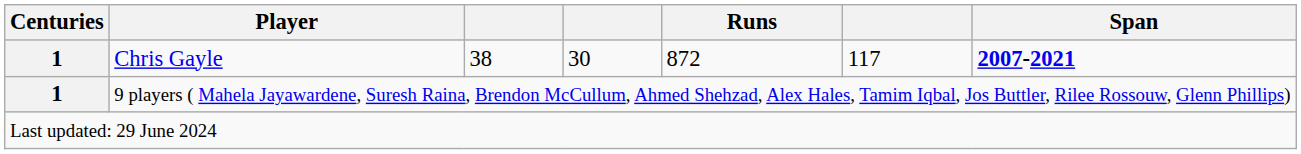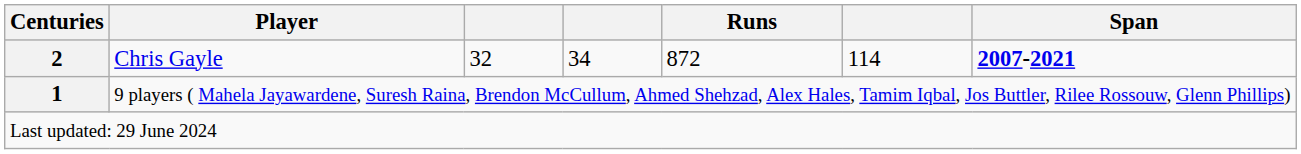(57, 58) 1 -> (57, 58) 2
(481, 58) 38 -> (481, 58) 32
(579, 58) 30 -> (579, 58) 34
(864, 58) 117 -> (864, 58) 114
